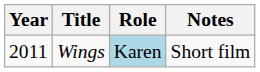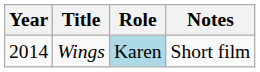(28, 50) 2011 -> (29, 50) 2014
